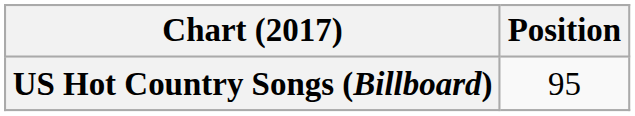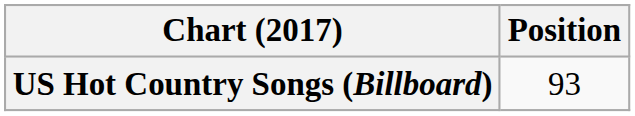(564, 82) 95 -> (564, 82) 93
